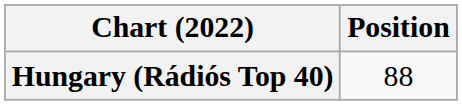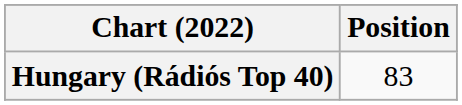(398, 75) 88 -> (398, 75) 83
